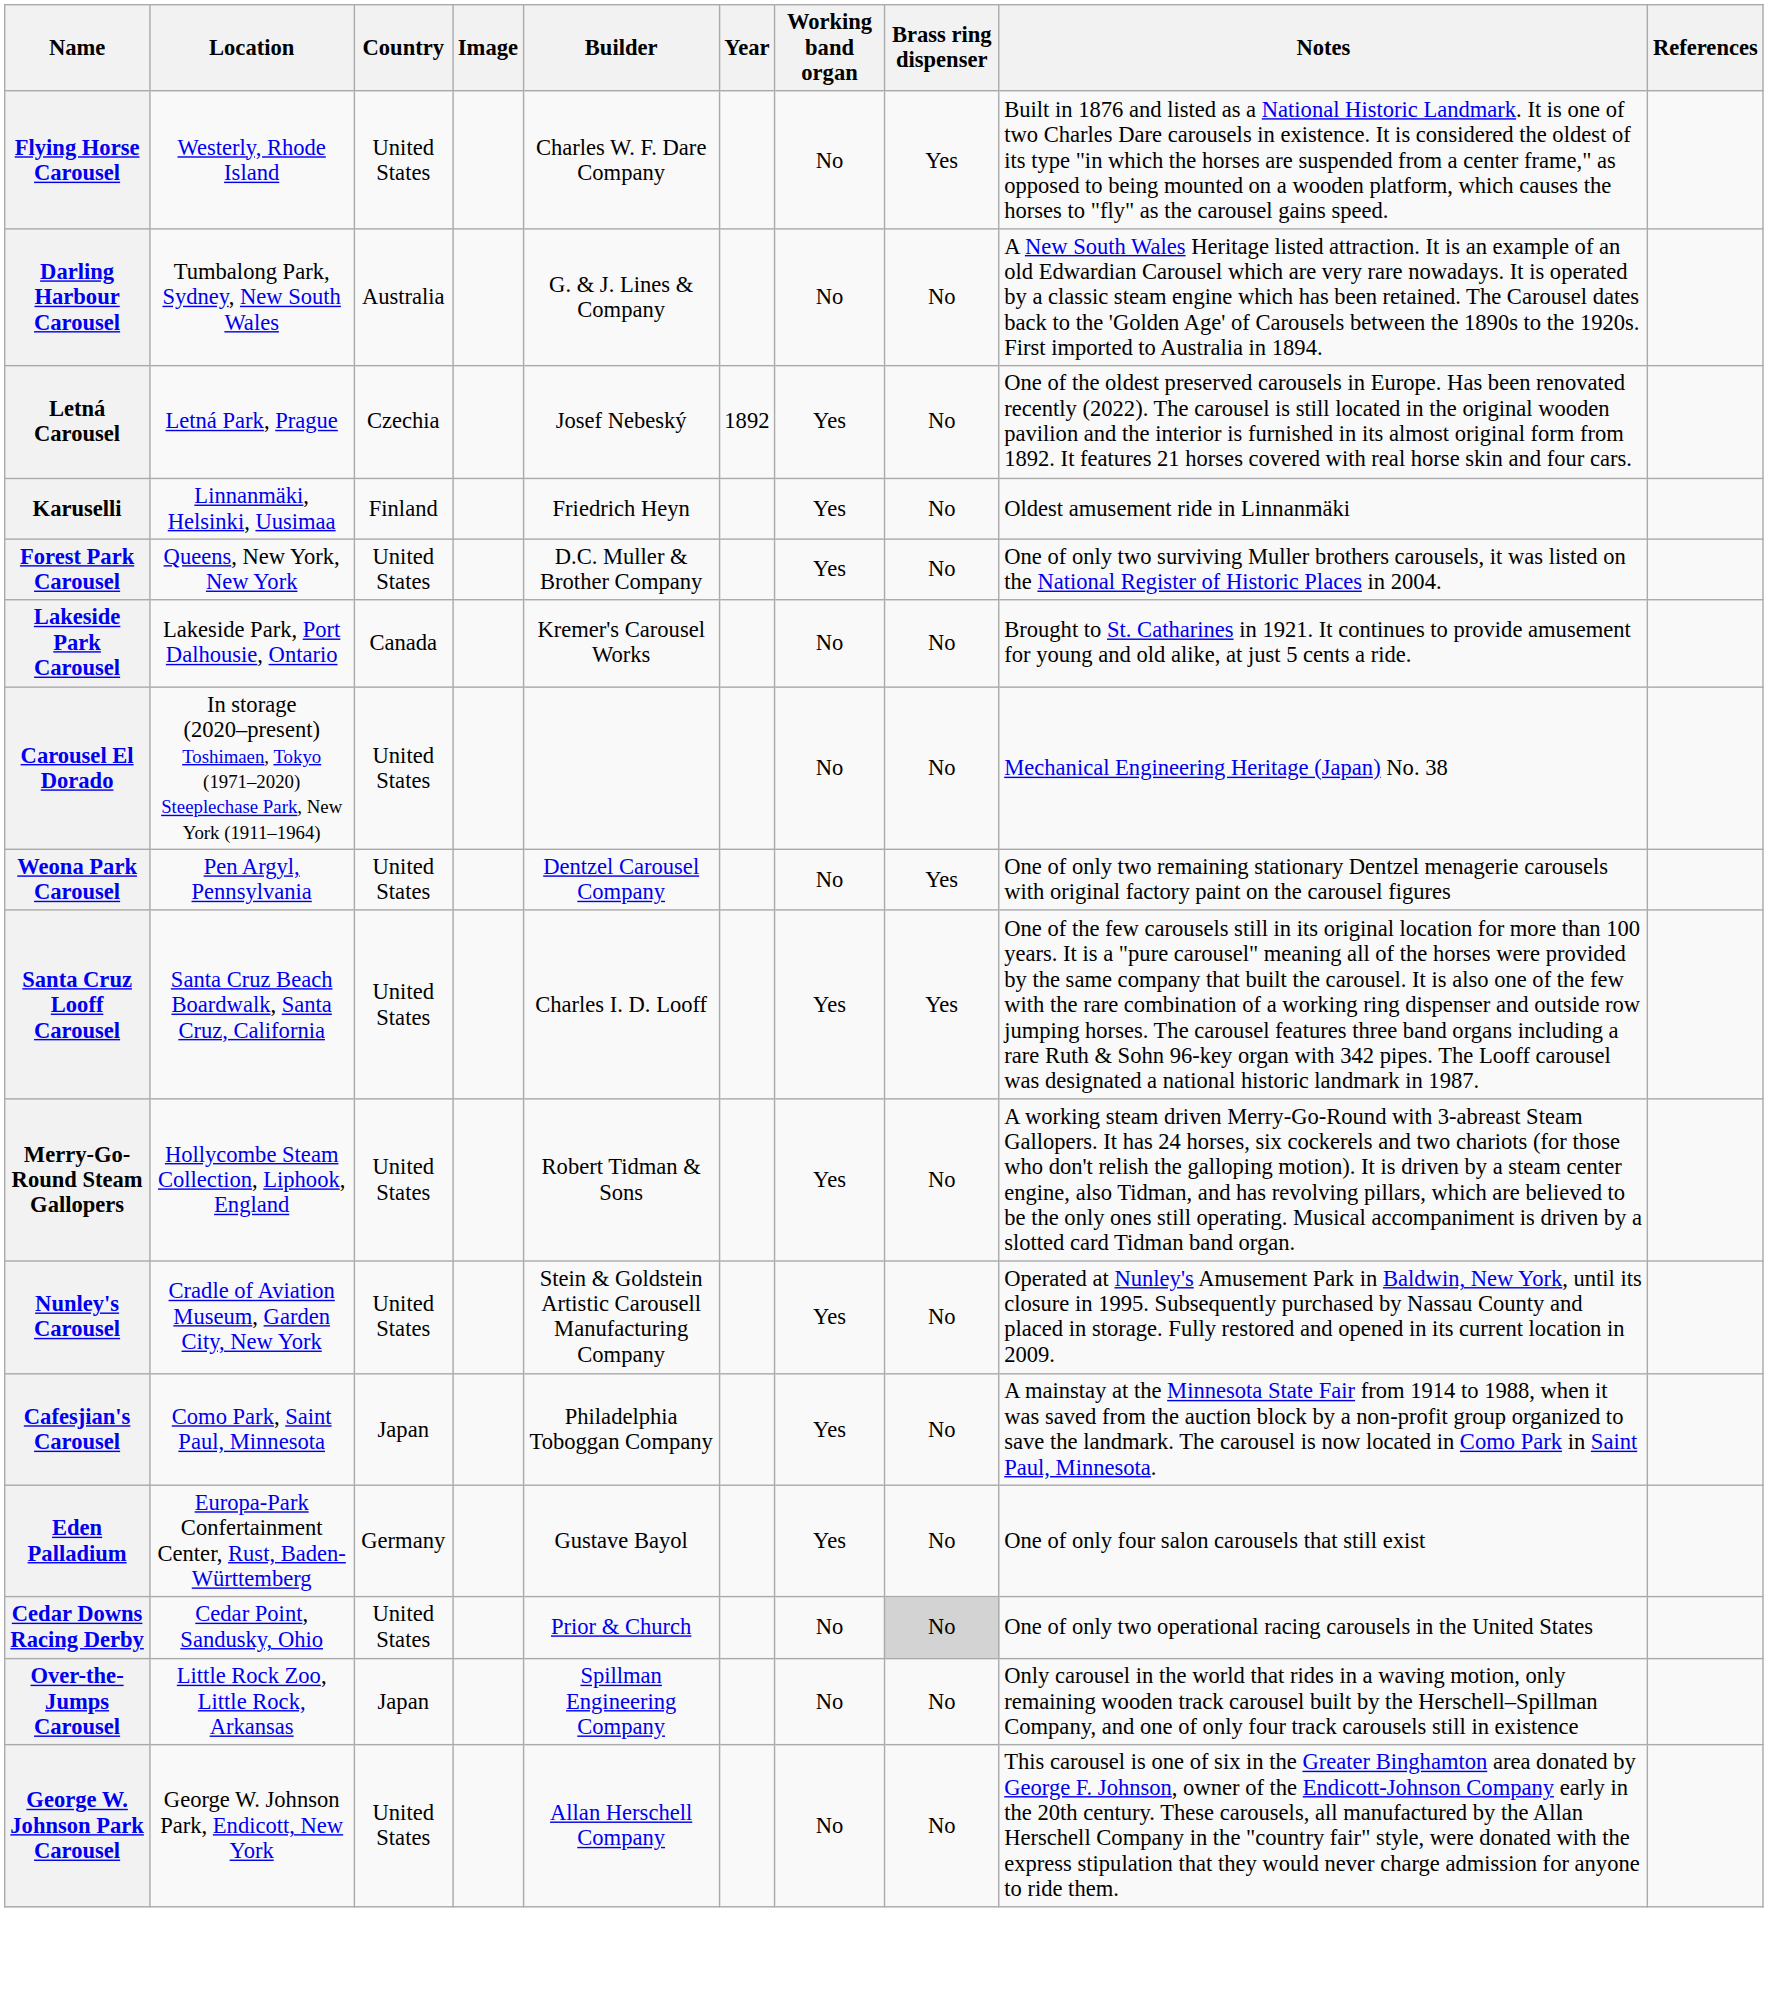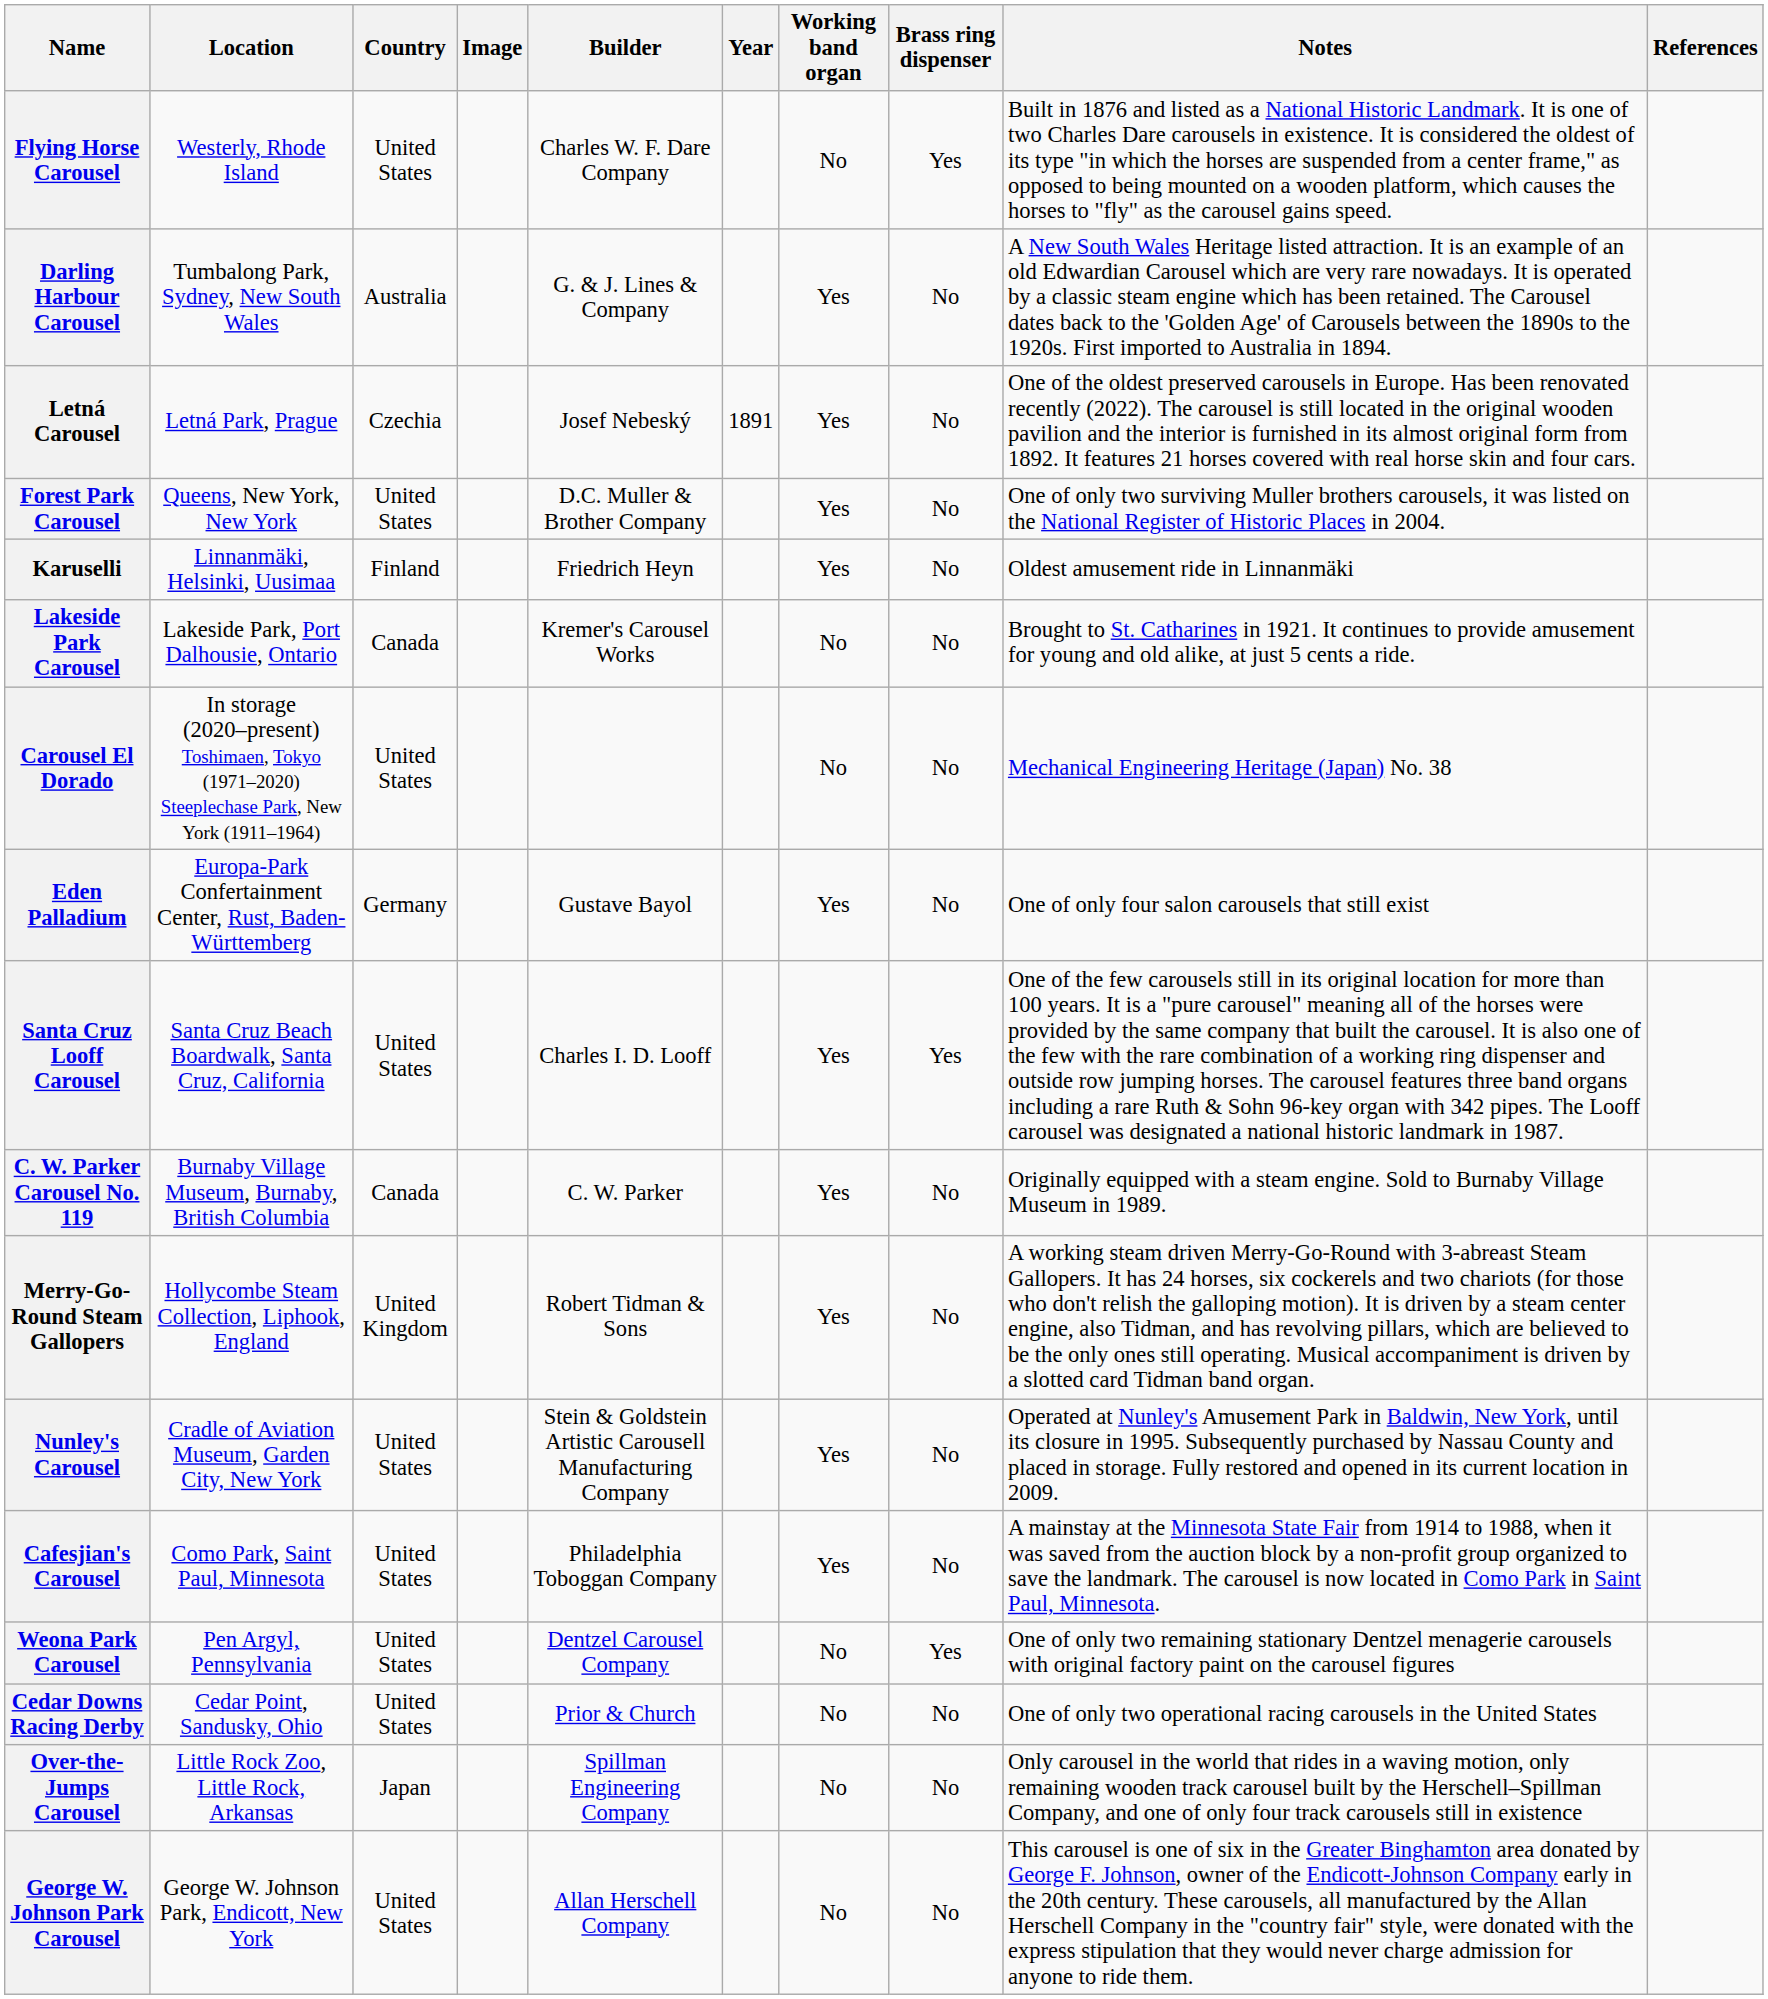(830, 296) No -> (833, 296) Yes
(747, 421) 1892 -> (751, 421) 1891
rows swapped: (77, 508) <-> (77, 569)
rows swapped: (77, 1540) <-> (77, 879)
+ row: (77, 1192)
(403, 1179) United States -> (405, 1316) United Kingdom
(403, 1428) Japan -> (405, 1566) United States
(942, 1627) lightgrey background -> (945, 1713) no background
